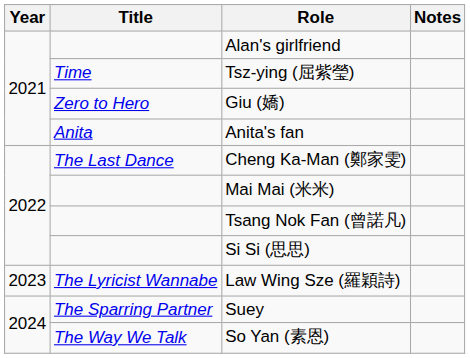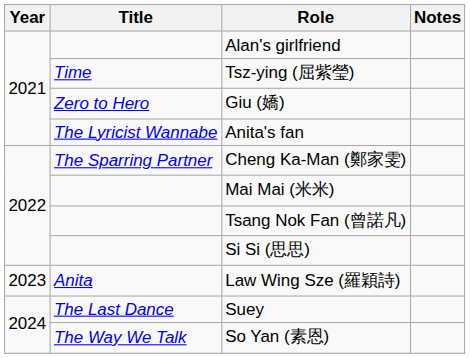(73, 131) Anita -> (136, 131) The Lyricist Wannabe
(114, 160) The Last Dance -> (133, 160) The Sparring Partner
(136, 280) The Lyricist Wannabe -> (73, 280) Anita
(133, 309) The Sparring Partner -> (114, 309) The Last Dance
